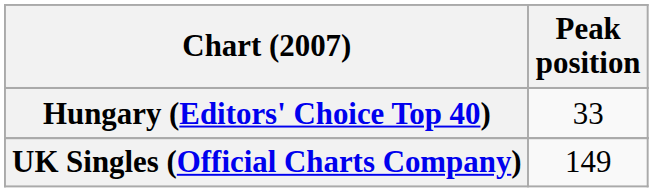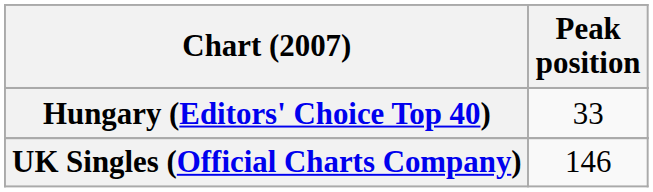(588, 161) 149 -> (588, 161) 146
